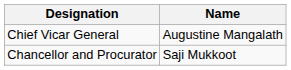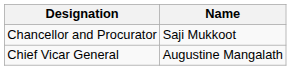rows swapped: (63, 34) <-> (82, 55)
